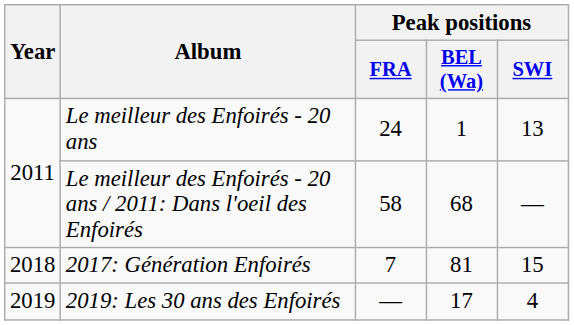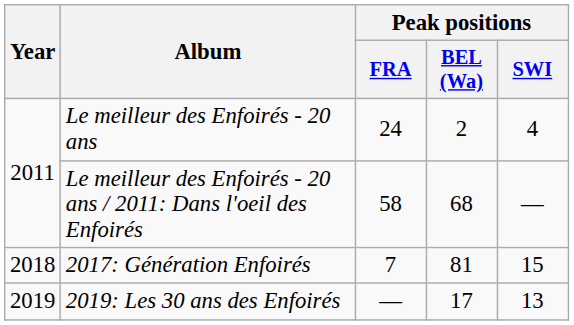(461, 129) 1 -> (461, 129) 2
(532, 129) 13 -> (532, 129) 4
(532, 301) 4 -> (532, 301) 13
